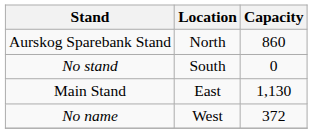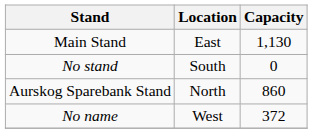rows swapped: (90, 41) <-> (90, 91)
